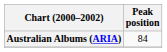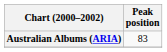(143, 39) 84 -> (143, 39) 83
